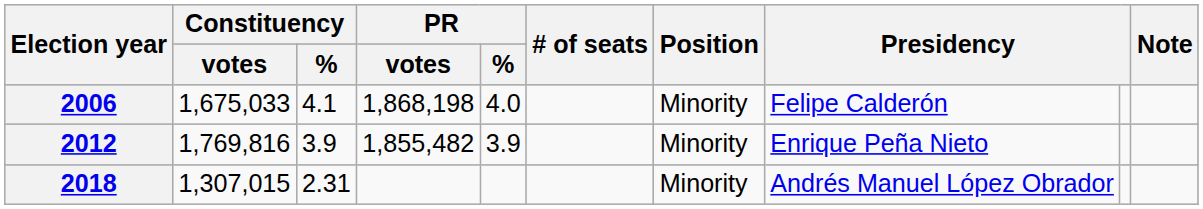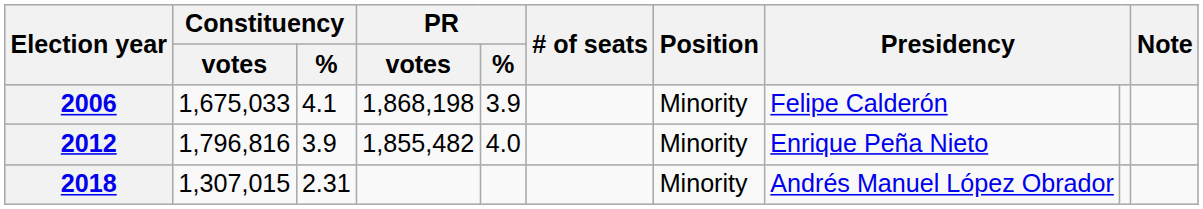(503, 104) 4.0 -> (503, 104) 3.9
(234, 143) 1,769,816 -> (234, 143) 1,796,816
(503, 143) 3.9 -> (503, 143) 4.0
